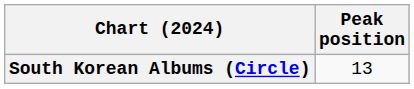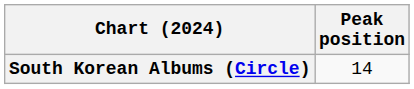(362, 69) 13 -> (362, 69) 14
